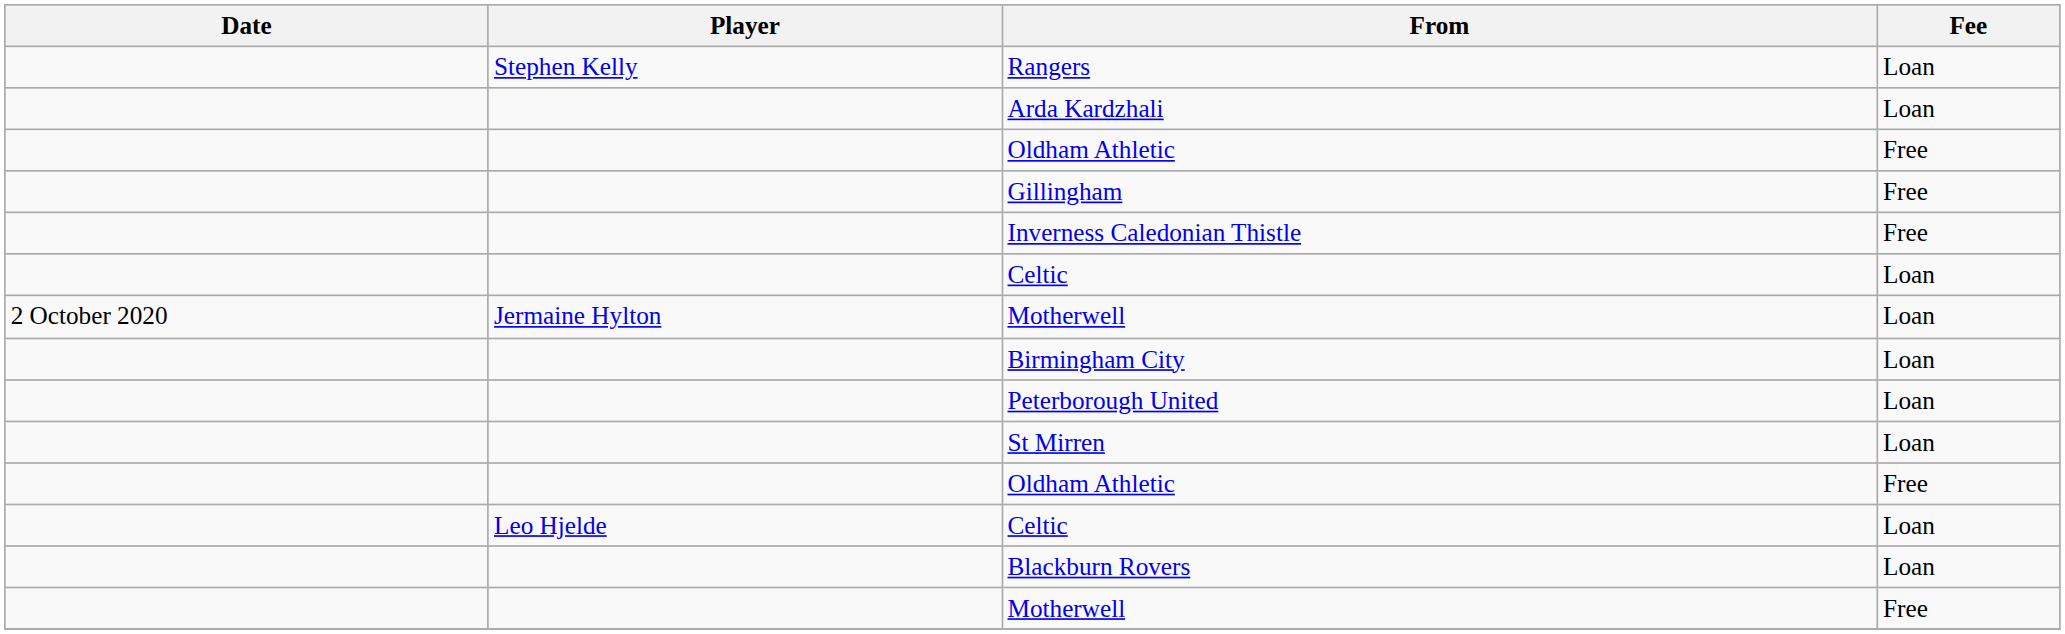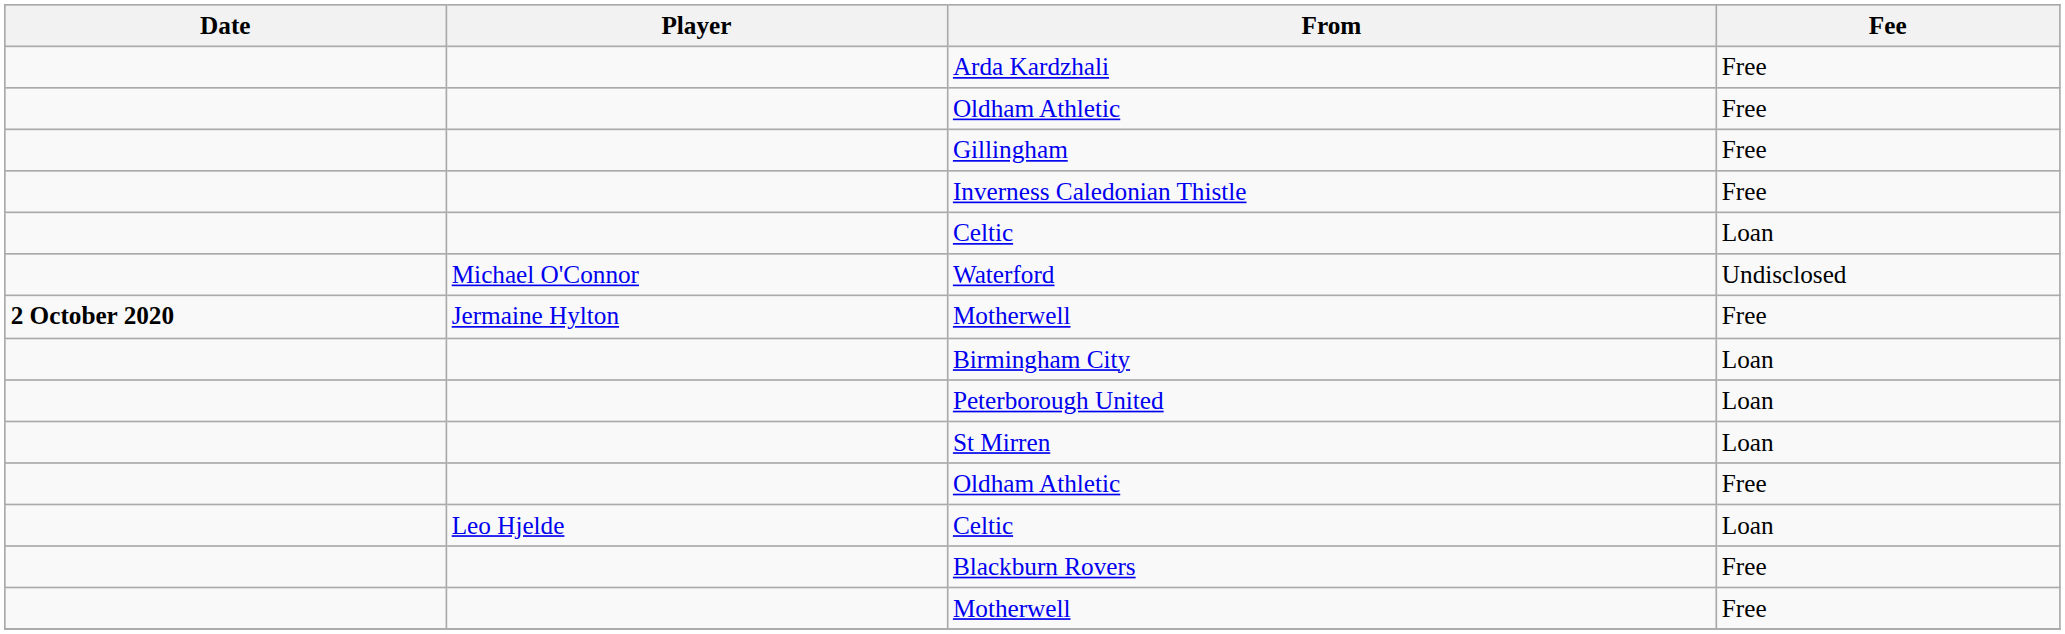- row: (566, 67)
(1909, 108) Loan -> (1744, 67) Free
+ row: (545, 275)
(89, 316) normal -> (92, 316) bold
(1909, 316) Loan -> (1744, 316) Free
(1909, 566) Loan -> (1744, 566) Free
